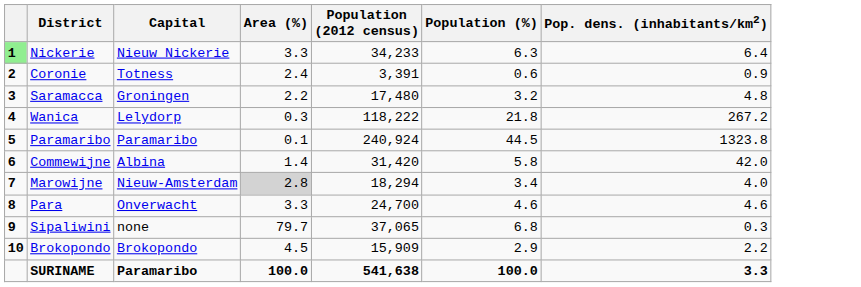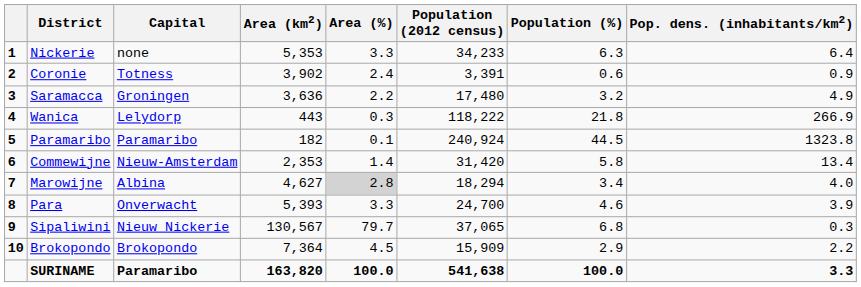+ column: (283, 23)
(12, 53) lightgreen background -> (12, 53) no background
(173, 53) Nieuw Nickerie -> (133, 53) none
(756, 96) 4.8 -> (841, 96) 4.9
(748, 118) 267.2 -> (833, 118) 266.9
(141, 162) Albina -> (177, 162) Nieuw-Amsterdam
(752, 162) 42.0 -> (837, 162) 13.4
(177, 184) Nieuw-Amsterdam -> (141, 184) Albina
(756, 205) 4.6 -> (841, 205) 3.9
(133, 227) none -> (173, 227) Nieuw Nickerie
